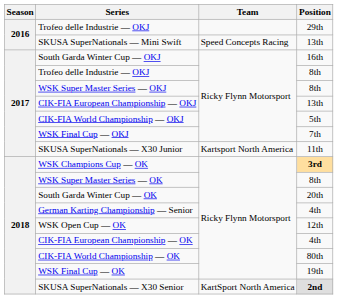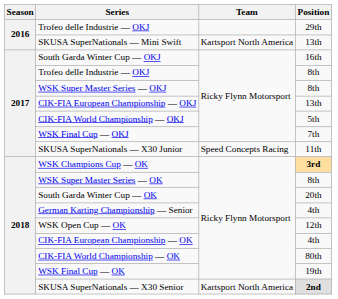(245, 42) Speed Concepts Racing -> (247, 42) Kartsport North America
(247, 149) Kartsport North America -> (245, 149) Speed Concepts Racing
(248, 286) KartSport North America -> (247, 286) Kartsport North America
